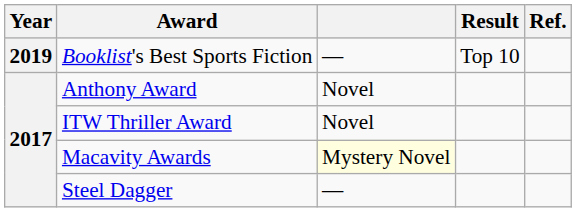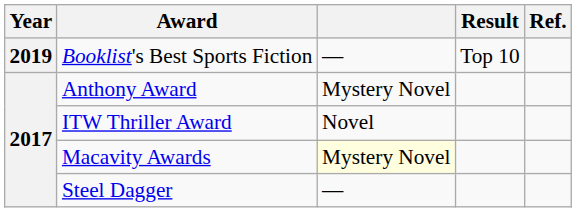(348, 88) Novel -> (386, 88) Mystery Novel
